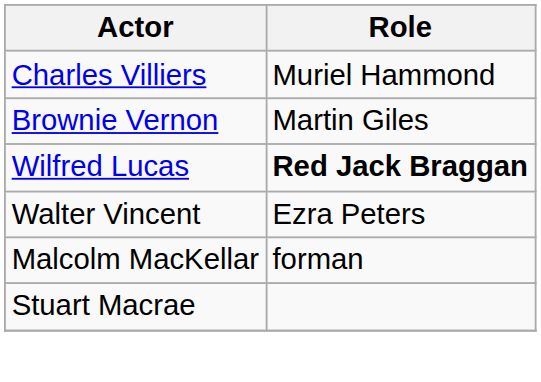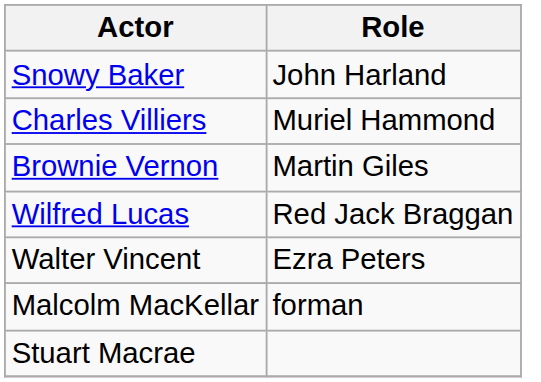+ row: (98, 74)
(400, 167) bold -> (393, 213) normal
